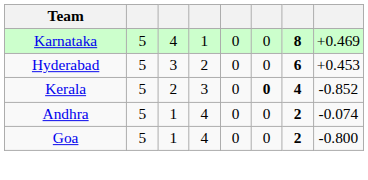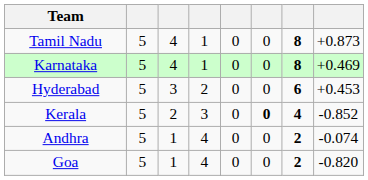+ row: (66, 41)
(338, 138) -0.800 -> (338, 162) -0.820
